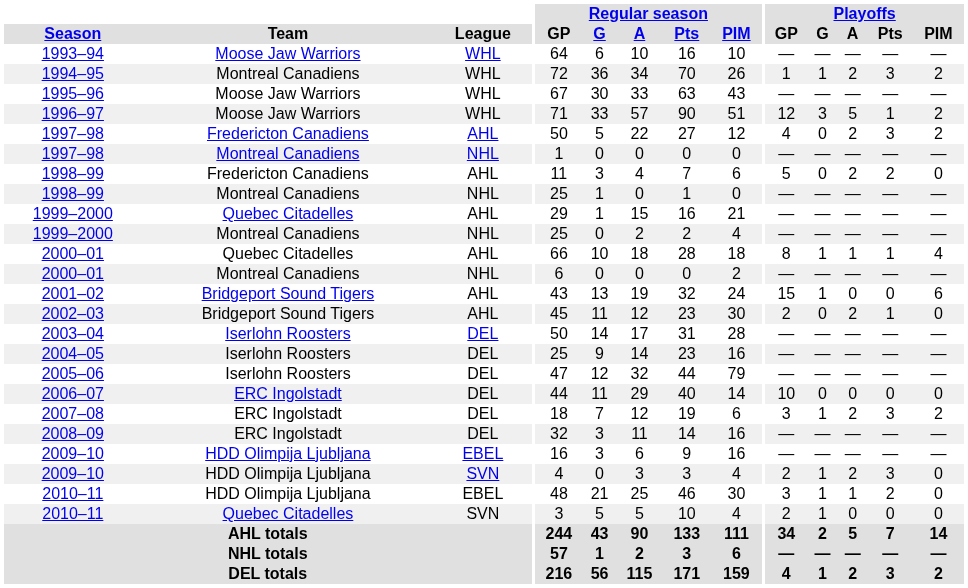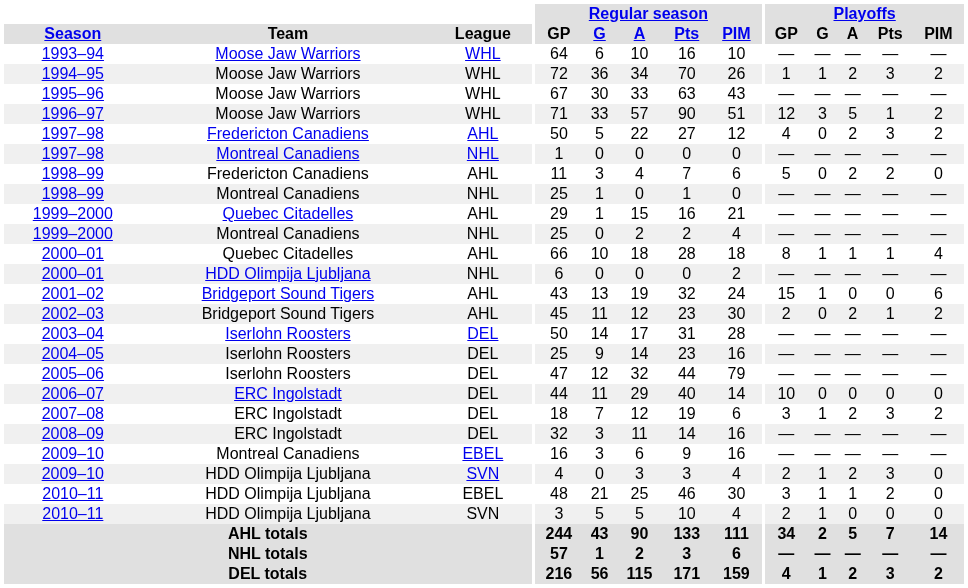(288, 74) Montreal Canadiens -> (288, 74) Moose Jaw Warriors
(288, 274) Montreal Canadiens -> (288, 274) HDD Olimpija Ljubljana
(938, 314) 0 -> (938, 314) 2
(288, 454) HDD Olimpija Ljubljana -> (288, 454) Montreal Canadiens
(288, 514) Quebec Citadelles -> (288, 514) HDD Olimpija Ljubljana
